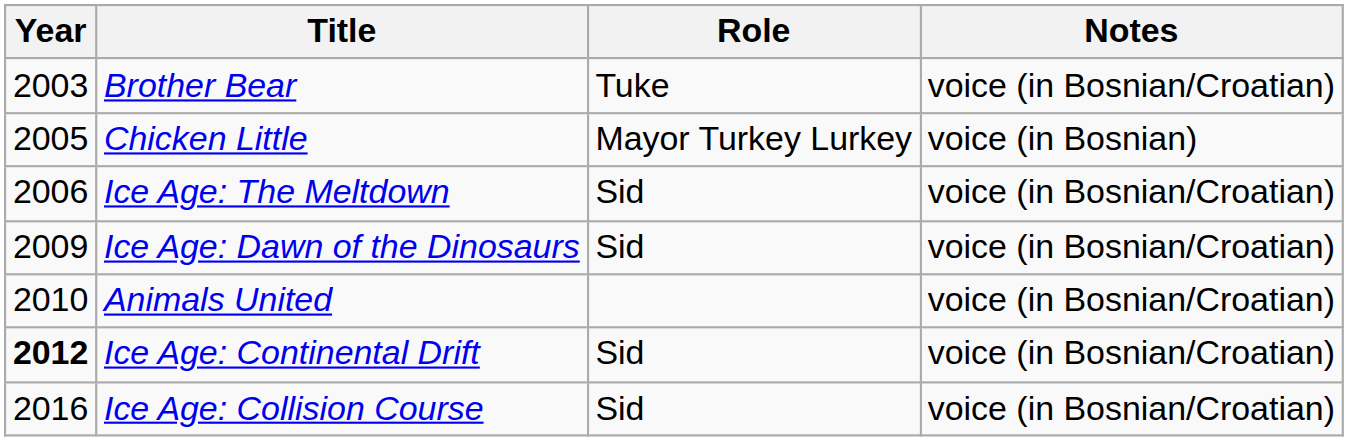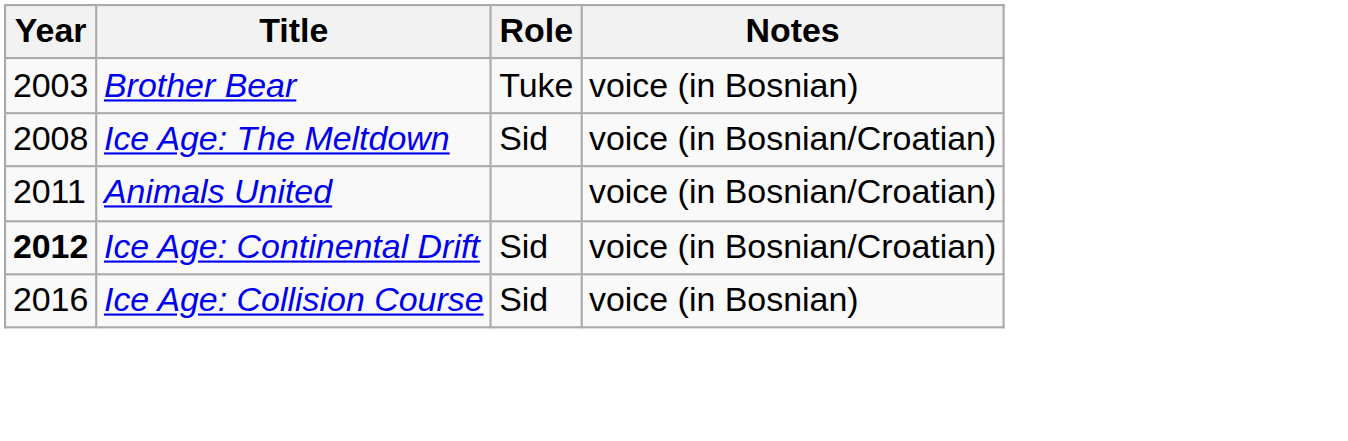(1131, 85) voice (in Bosnian/Croatian) -> (724, 85) voice (in Bosnian)
- row: (206, 138)
(51, 192) 2006 -> (51, 138) 2008
- row: (342, 246)
(51, 300) 2010 -> (49, 192) 2011
(1131, 407) voice (in Bosnian/Croatian) -> (724, 300) voice (in Bosnian)
